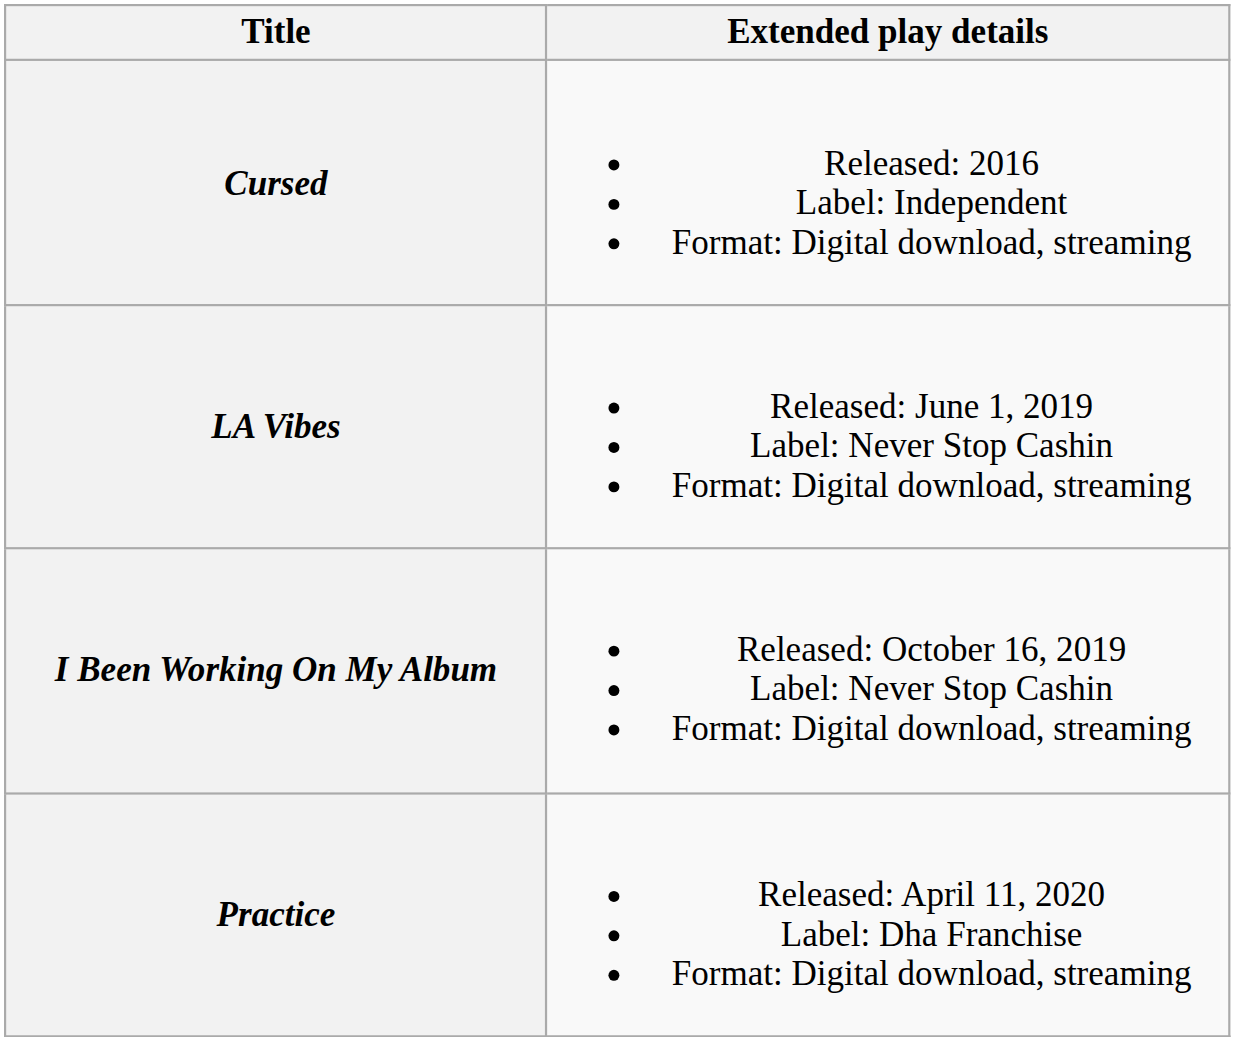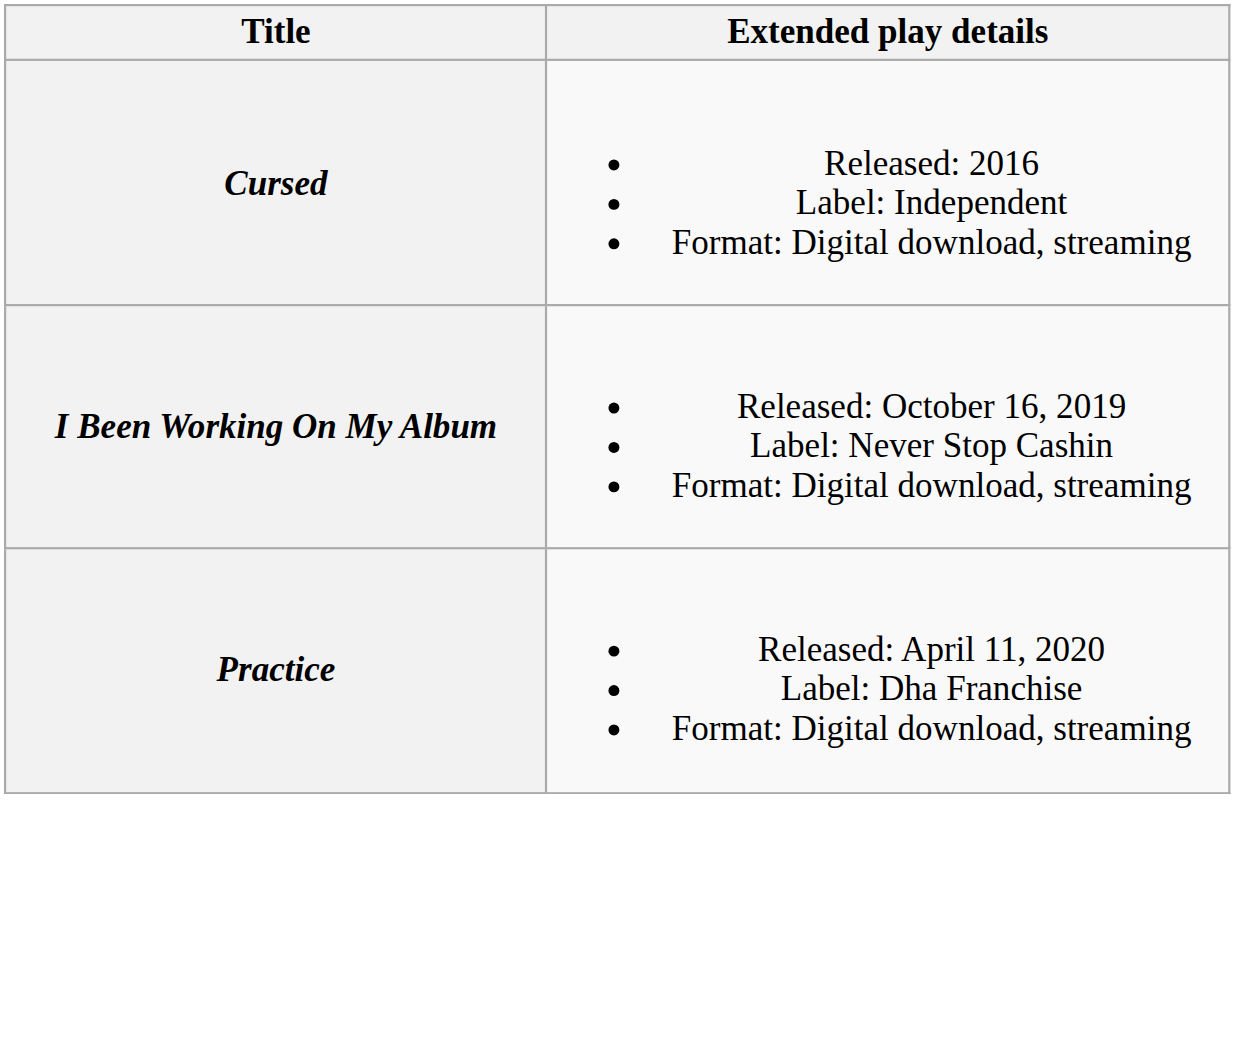- row: (276, 425)
